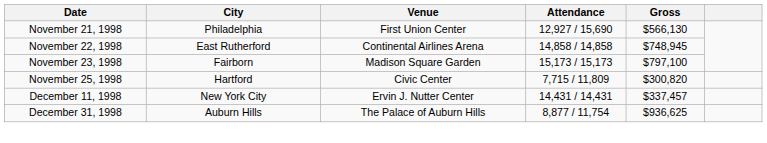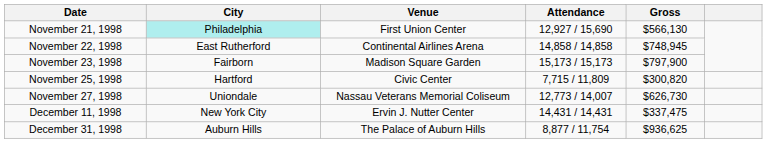(233, 29) no background -> (233, 29) paleturquoise background
(665, 63) $797,100 -> (665, 63) $797,900
+ row: (75, 96)
(665, 96) $337,457 -> (665, 113) $337,475
